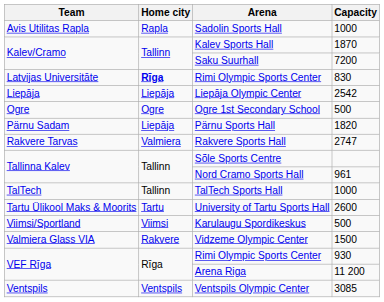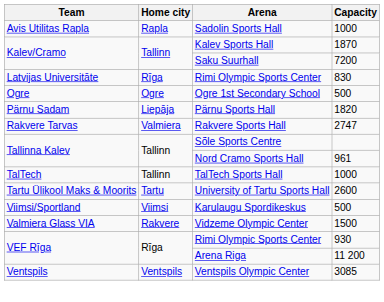(152, 77) bold -> (152, 77) normal
- row: (23, 93)
